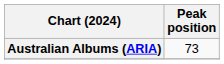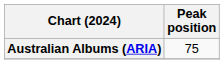(192, 48) 73 -> (192, 48) 75
